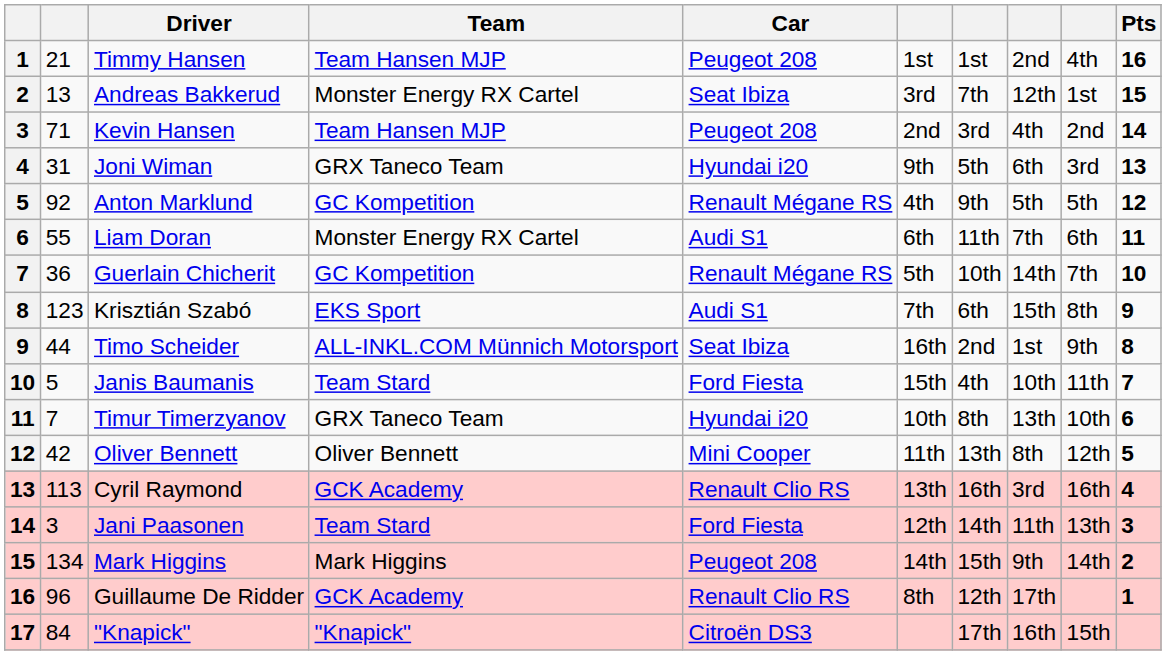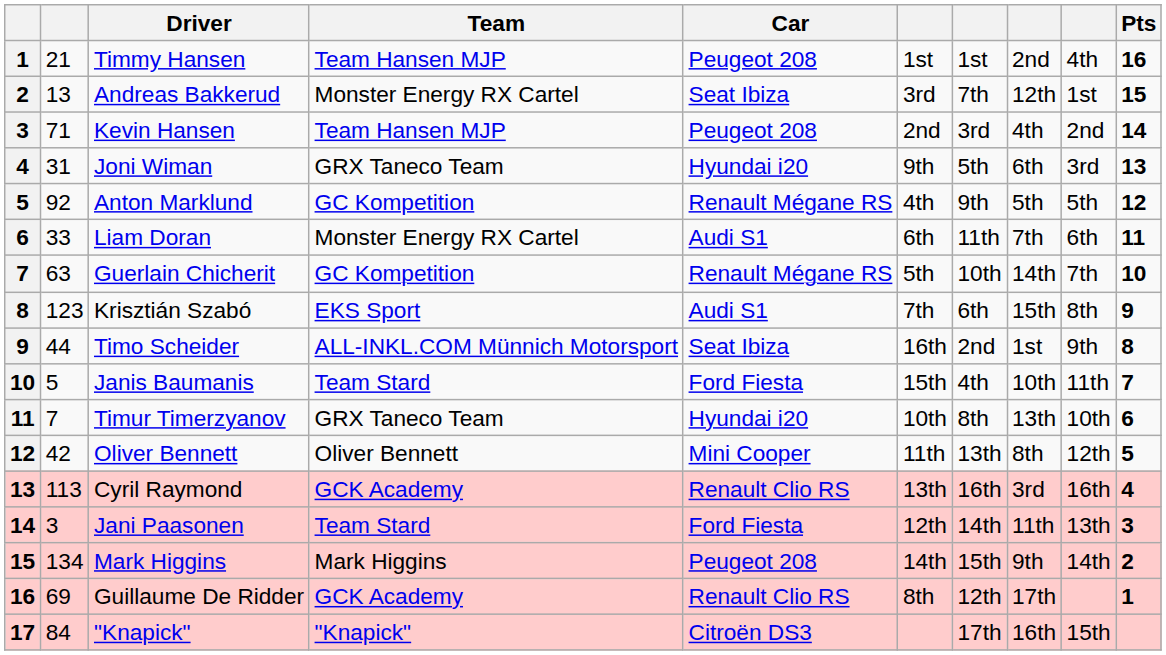(58, 238) 55 -> (58, 238) 33
(58, 274) 36 -> (58, 274) 63
(58, 597) 96 -> (58, 597) 69
